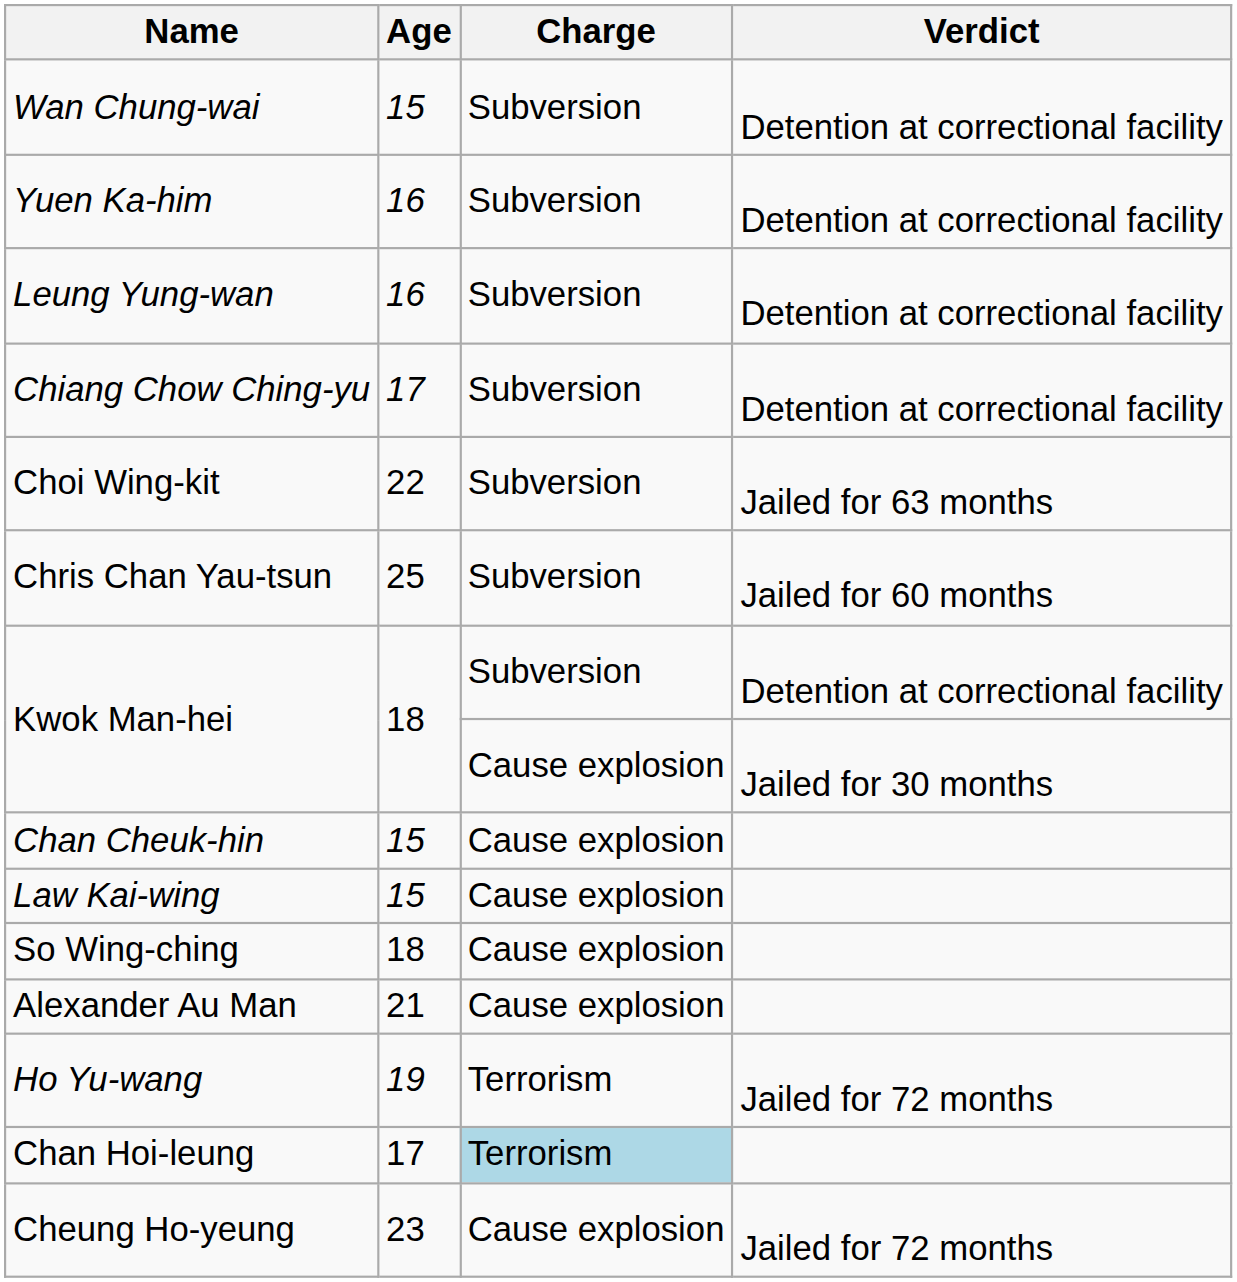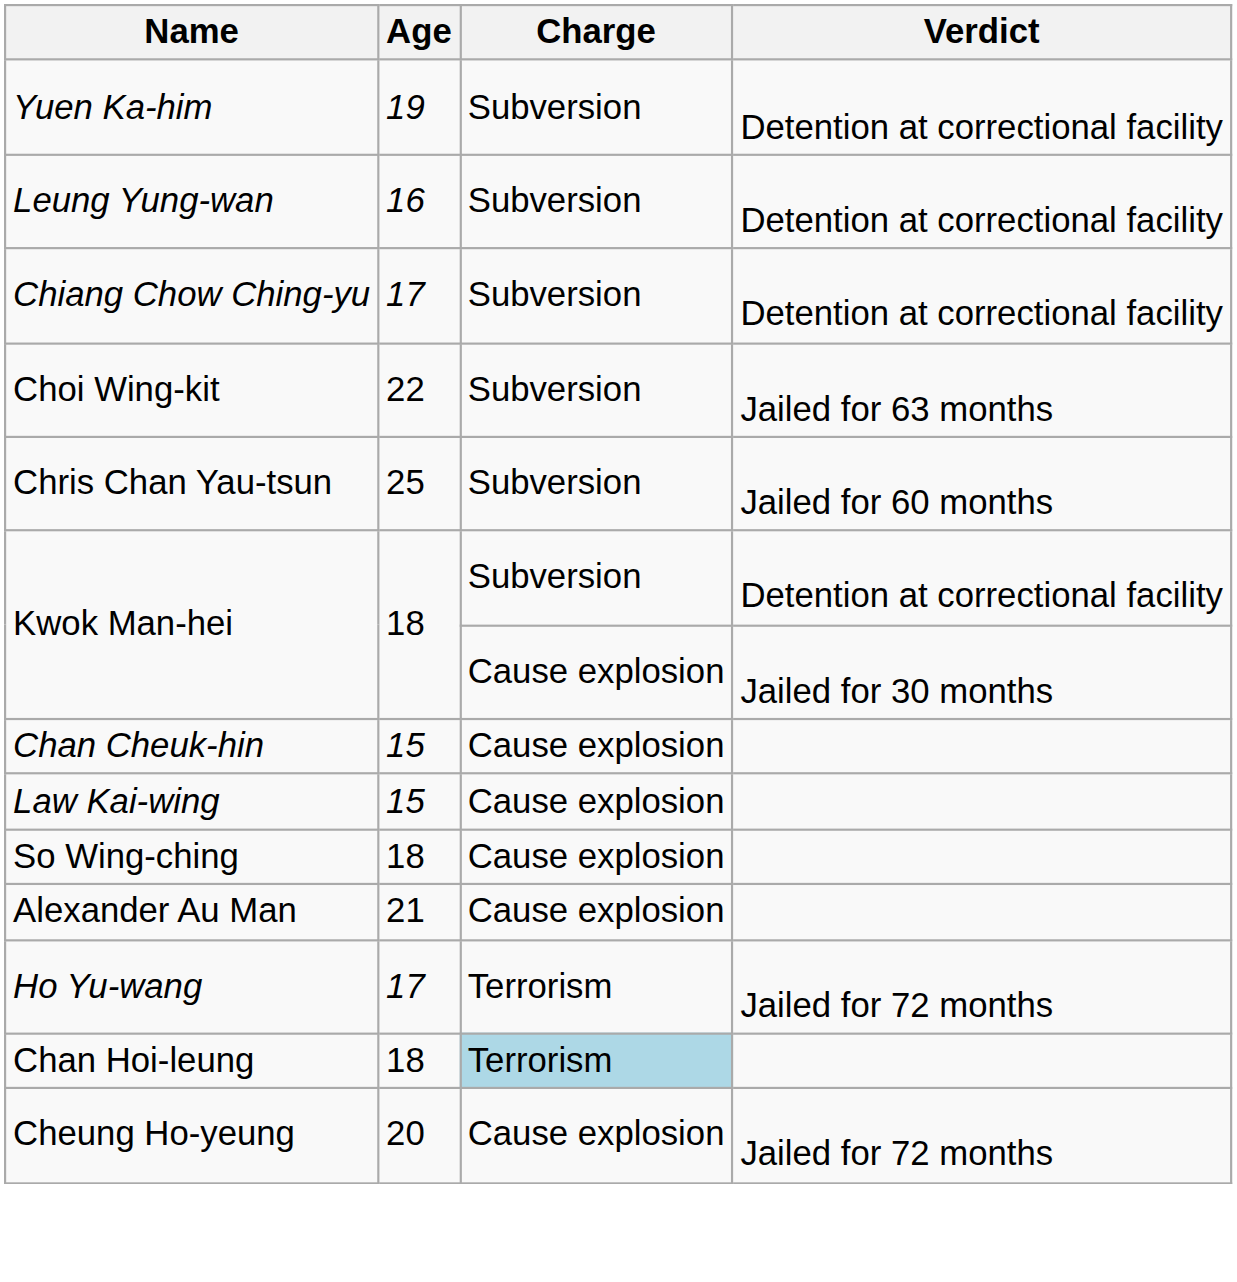- row: (136, 106)
(405, 200) 16 -> (405, 106) 19
(405, 1079) 19 -> (405, 985) 17
(405, 1154) 17 -> (405, 1060) 18
(405, 1229) 23 -> (405, 1134) 20
